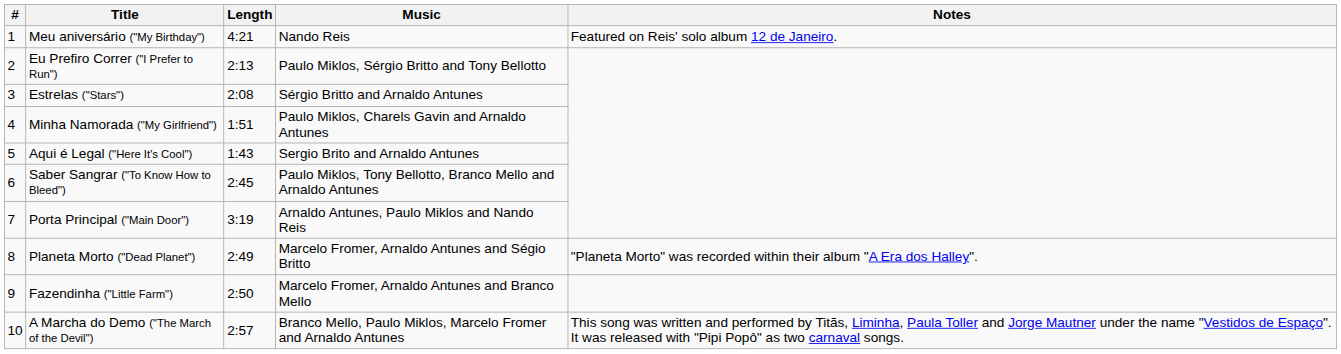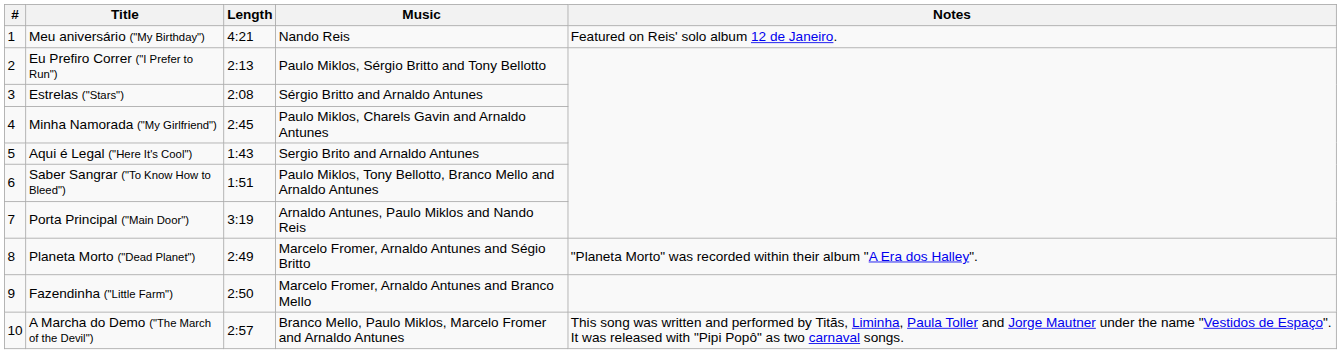(240, 124) 1:51 -> (240, 124) 2:45
(240, 182) 2:45 -> (240, 182) 1:51
